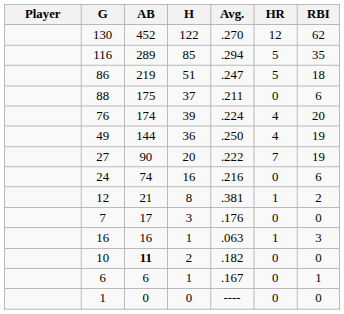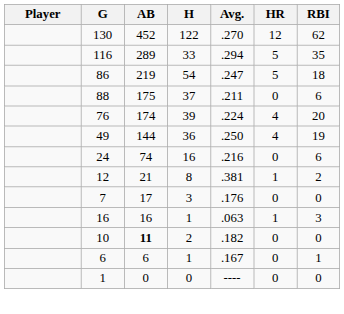(189, 55) 85 -> (189, 55) 33
(189, 75) 51 -> (189, 75) 54
- row: (103, 156)
